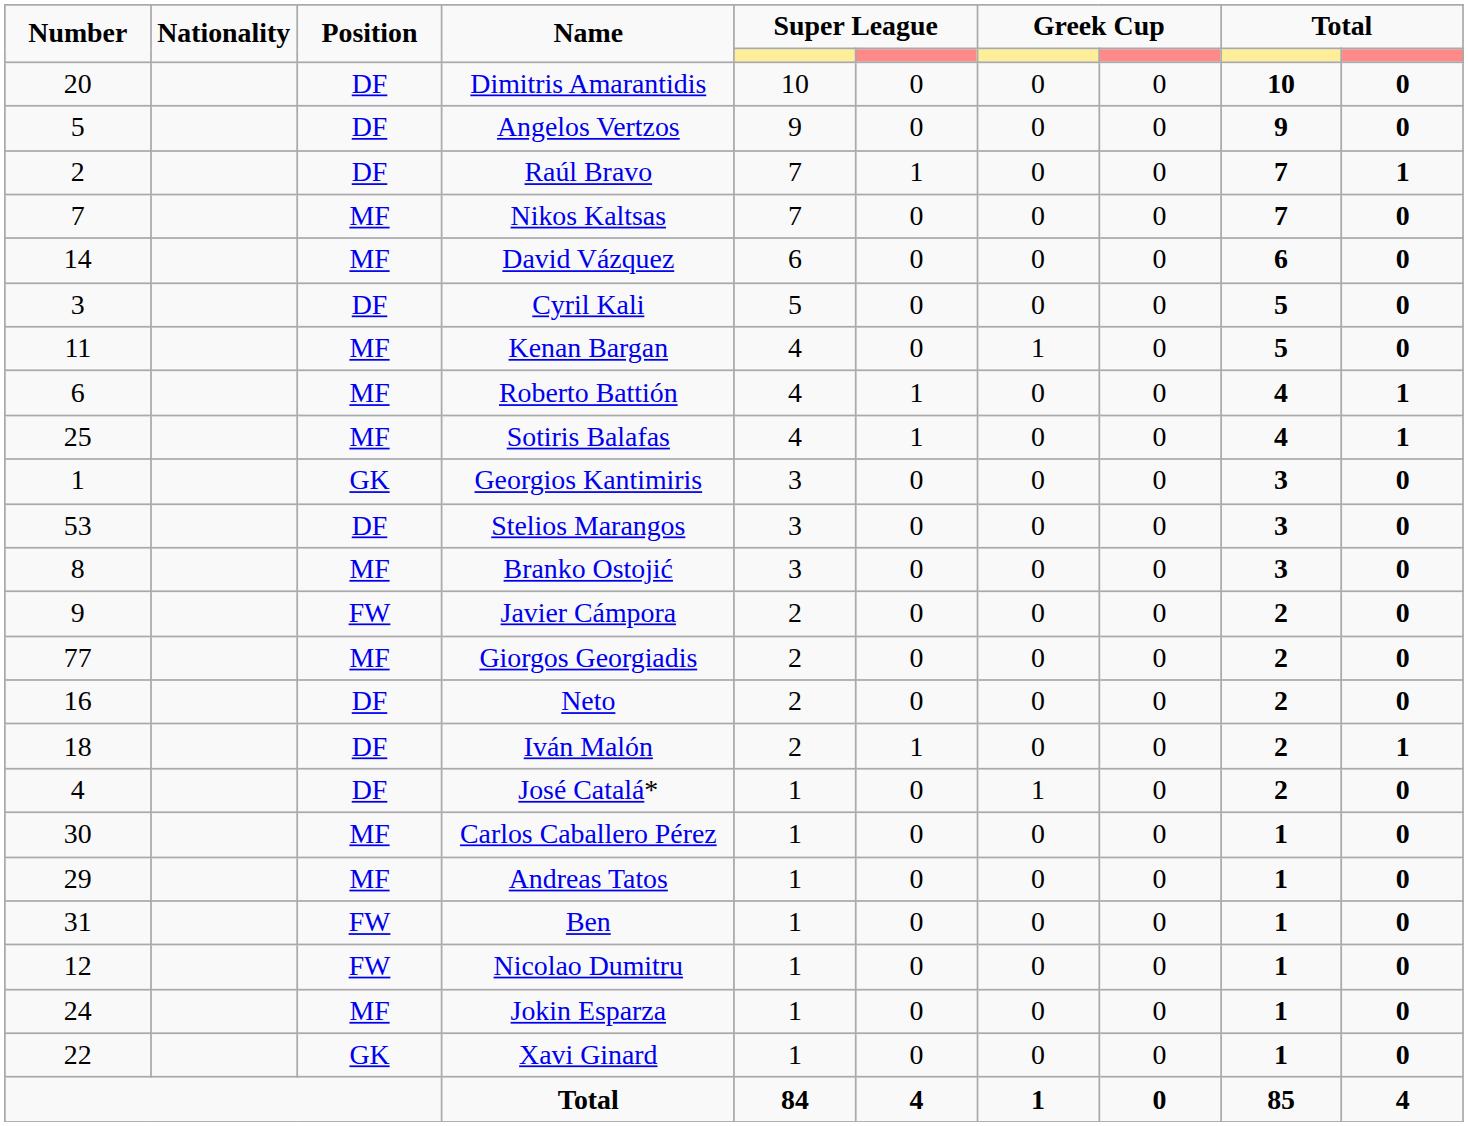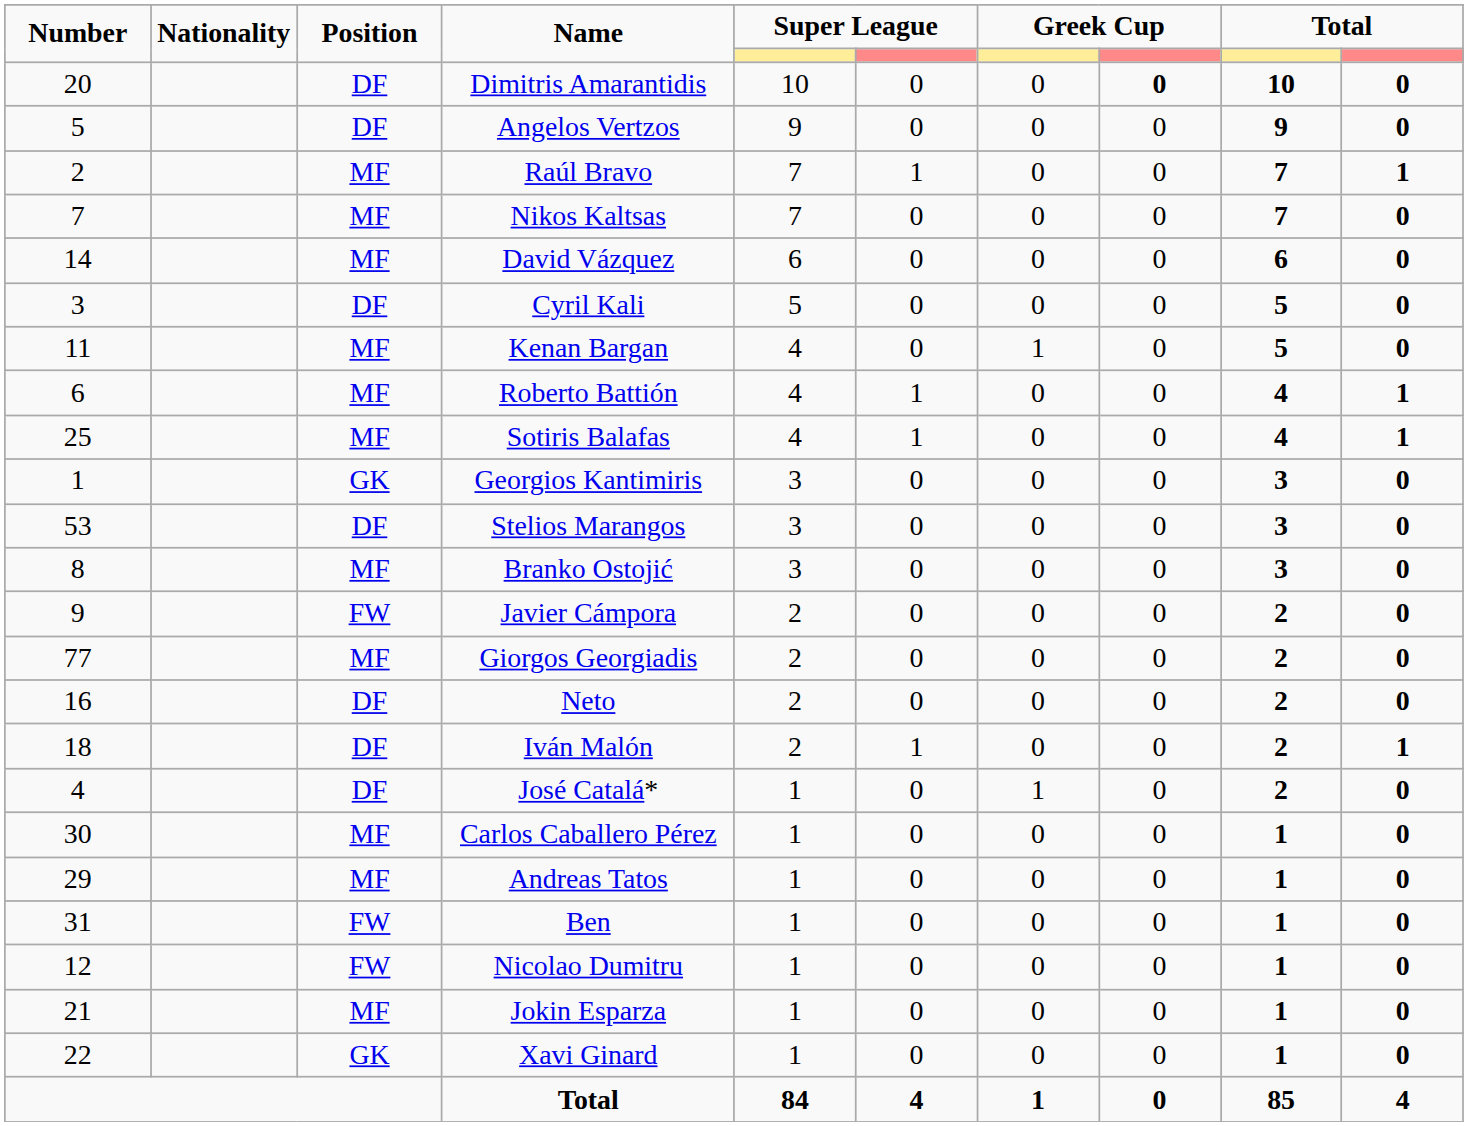(1160, 83) normal -> (1160, 83) bold
(370, 171) DF -> (370, 171) MF
(78, 1010) 24 -> (78, 1010) 21
